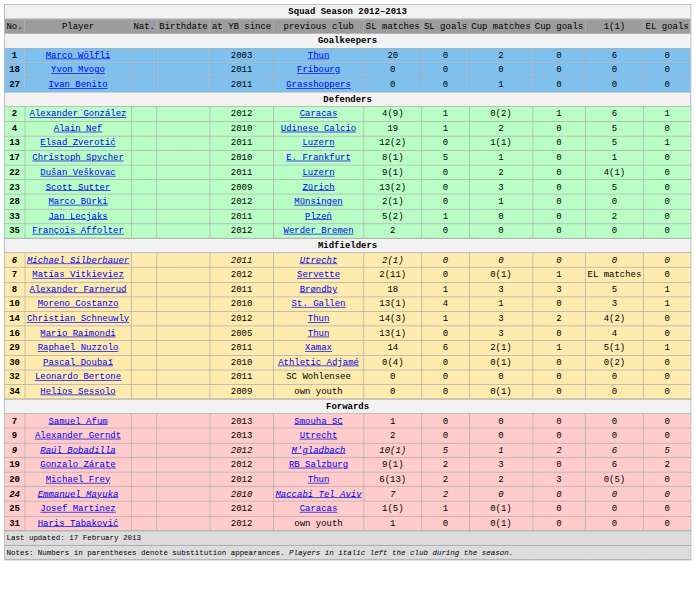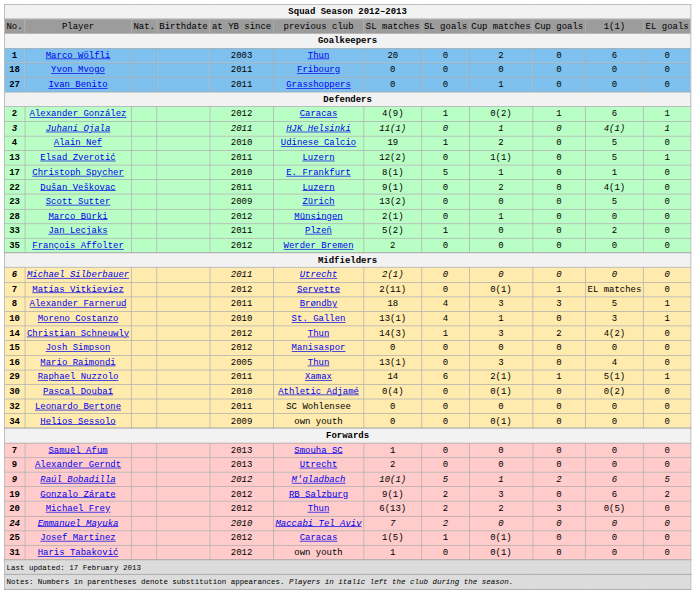+ row: (78, 129)
(501, 187) 3 -> (501, 202) 0
(446, 289) 1 -> (446, 304) 4
+ row: (78, 348)
